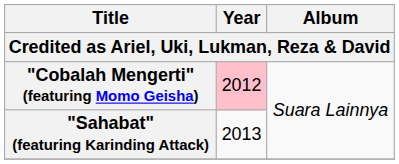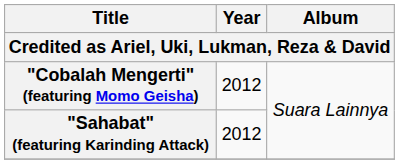(242, 85) pink background -> (242, 85) no background
(242, 134) 2013 -> (242, 134) 2012
